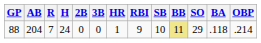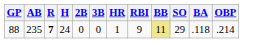- column: (160, 12)
(34, 29) 204 -> (34, 29) 235
(51, 29) normal -> (51, 29) bold
